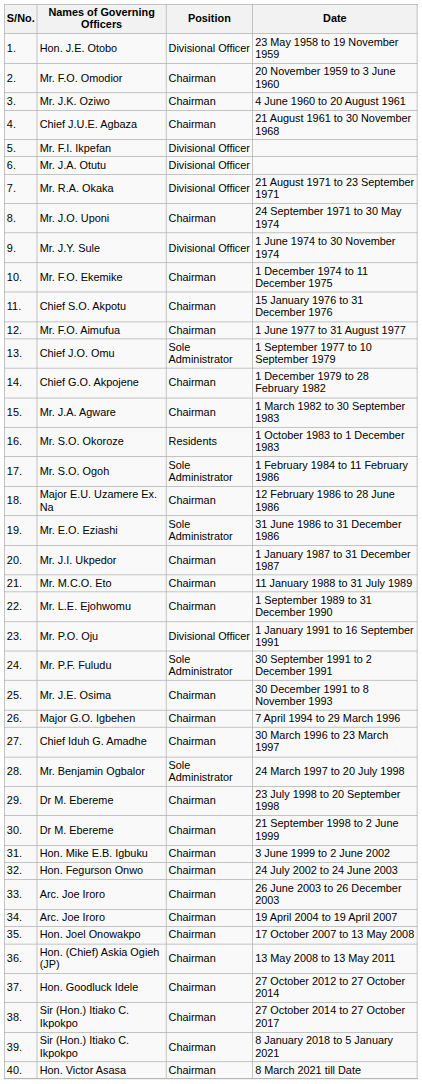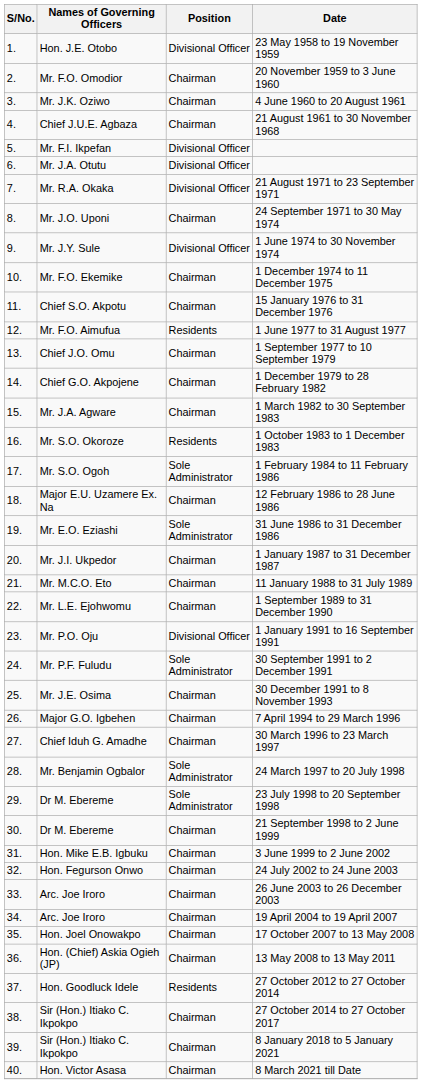(192, 330) Chairman -> (193, 330) Residents
(201, 353) Sole Administrator -> (192, 353) Chairman
(192, 801) Chairman -> (201, 801) Sole Administrator
(192, 988) Chairman -> (193, 988) Residents
